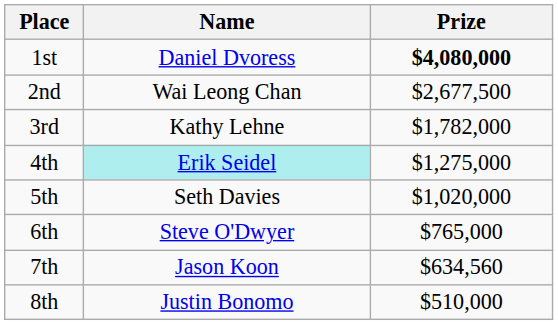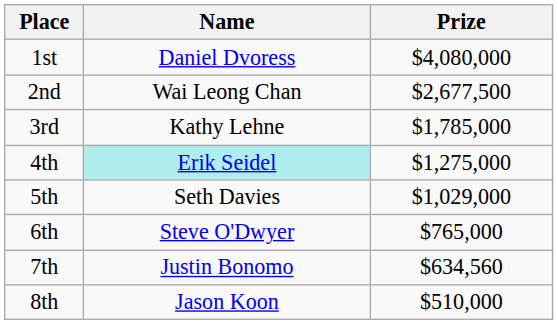(461, 57) bold -> (461, 57) normal
(461, 127) $1,782,000 -> (461, 127) $1,785,000
(461, 197) $1,020,000 -> (461, 197) $1,029,000
(227, 267) Jason Koon -> (227, 267) Justin Bonomo
(227, 302) Justin Bonomo -> (227, 302) Jason Koon
